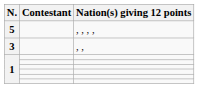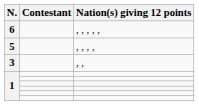+ row: (12, 29)
